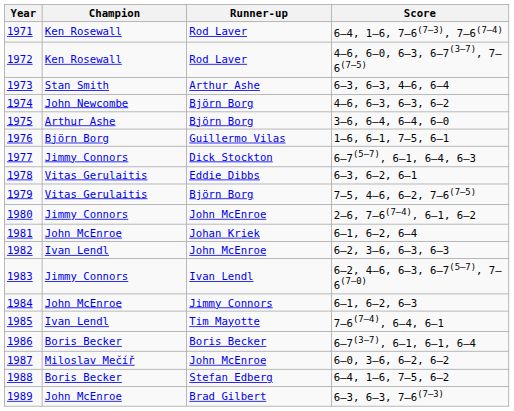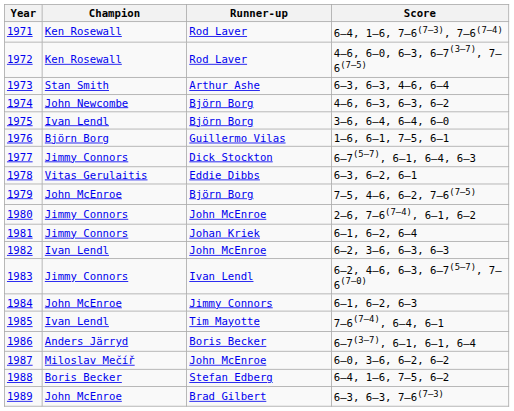(80, 120) Arthur Ashe -> (77, 120) Ivan Lendl
(96, 194) Vitas Gerulaitis -> (83, 194) John McEnroe
(83, 233) John McEnroe -> (87, 233) Jimmy Connors
(83, 342) Boris Becker -> (87, 342) Anders Järryd
